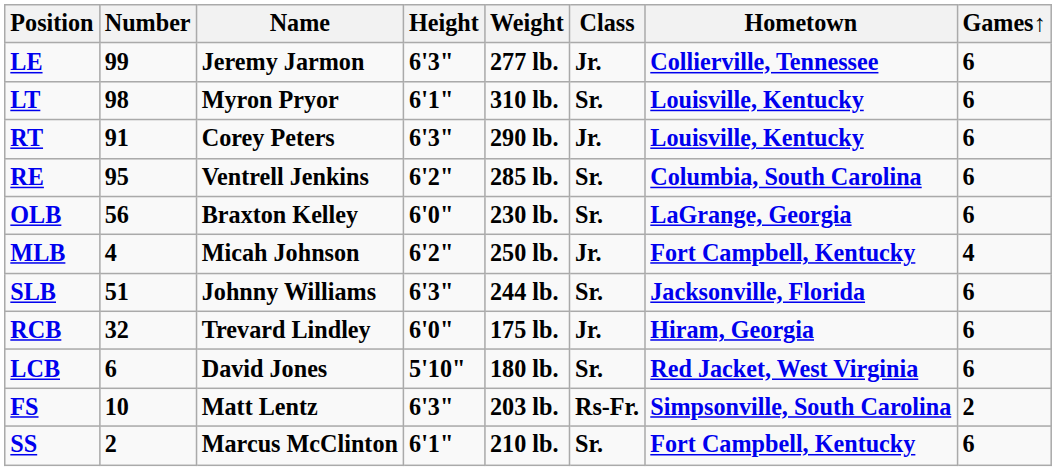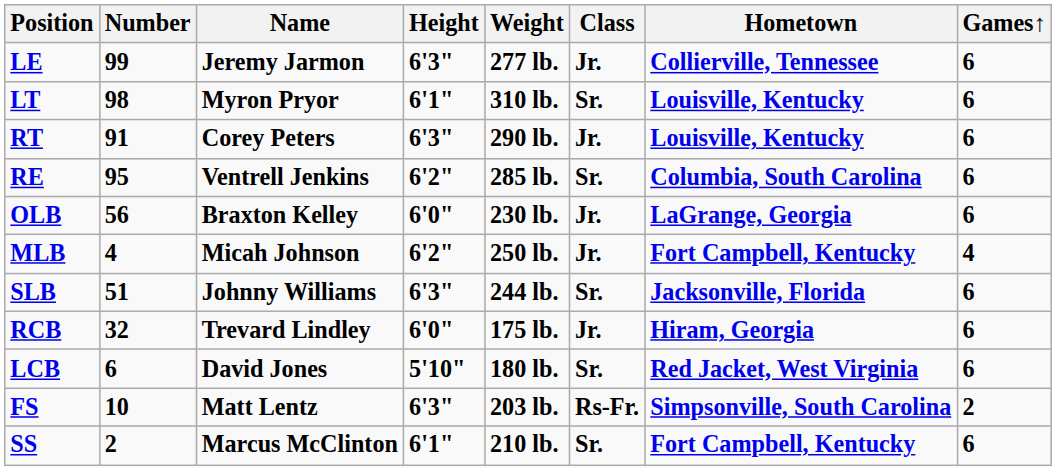(589, 215) Sr. -> (588, 215) Jr.
